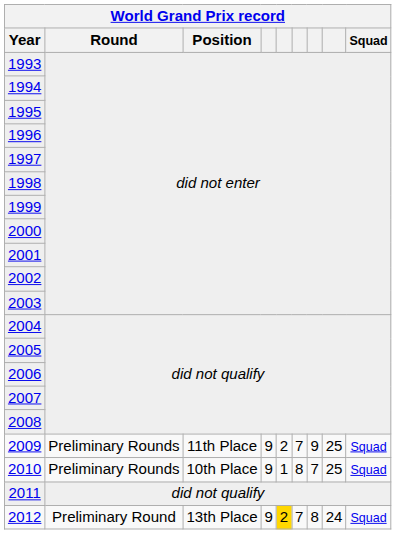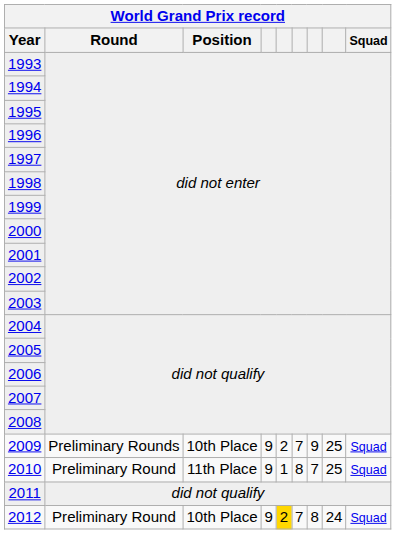(222, 445) 11th Place -> (222, 445) 10th Place
(114, 469) Preliminary Rounds -> (114, 469) Preliminary Round
(222, 469) 10th Place -> (222, 469) 11th Place
(222, 517) 13th Place -> (222, 517) 10th Place
